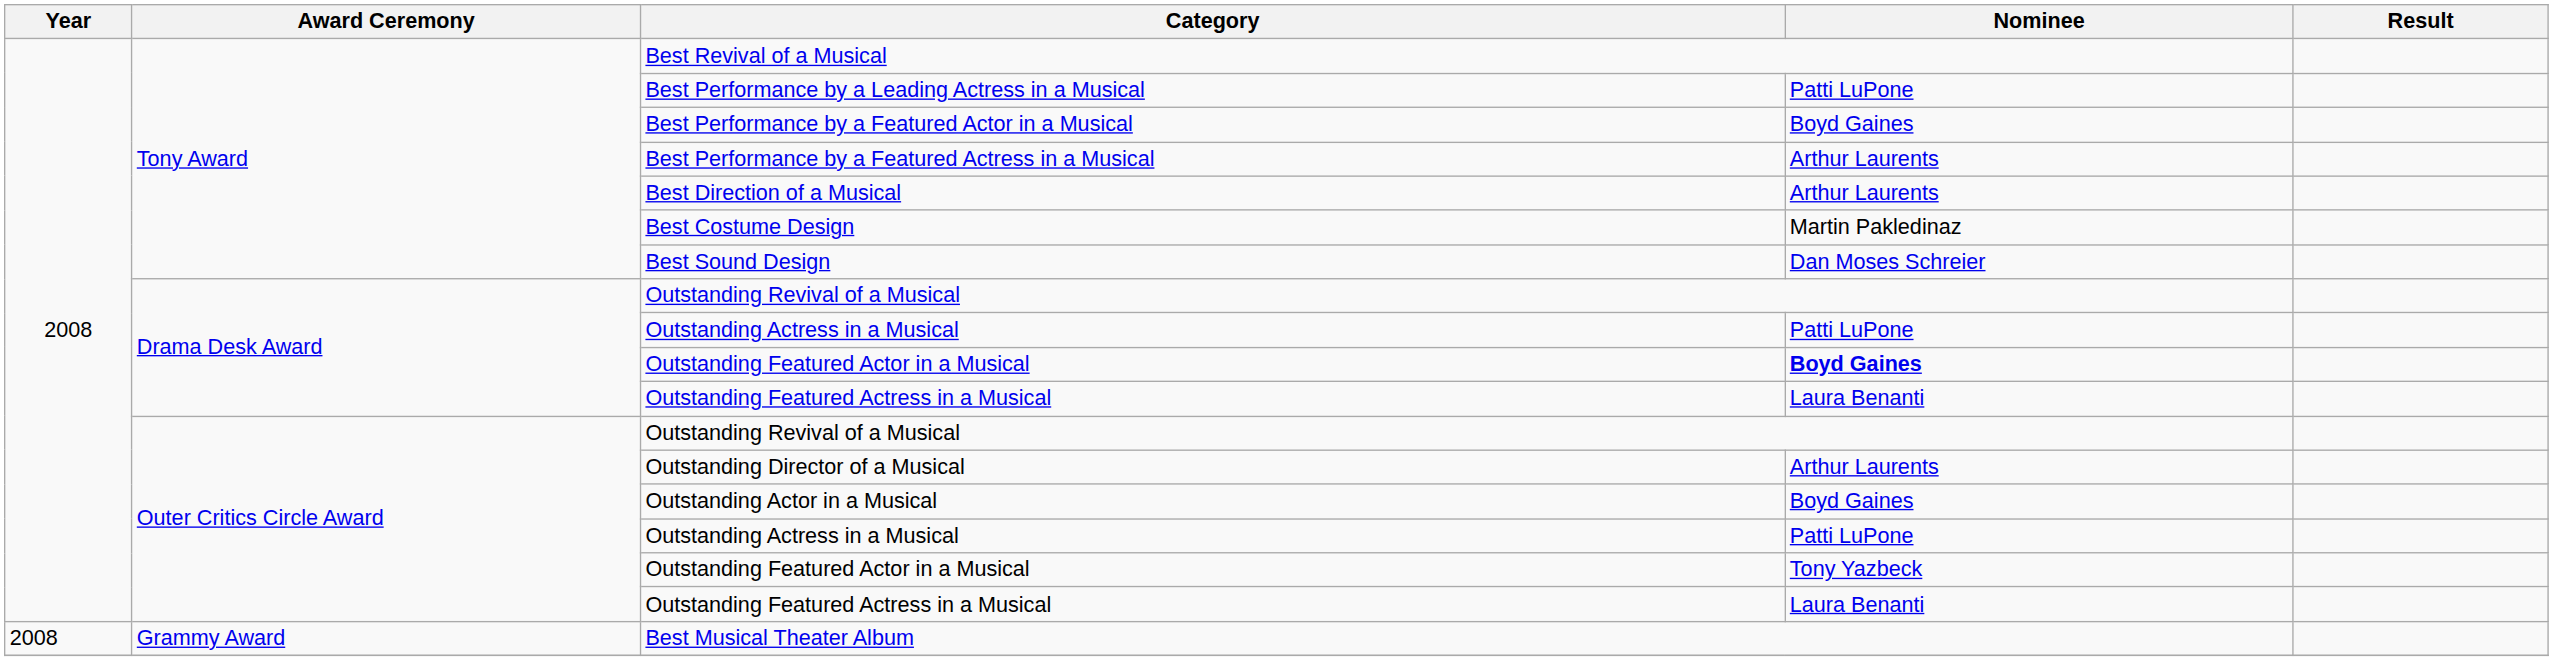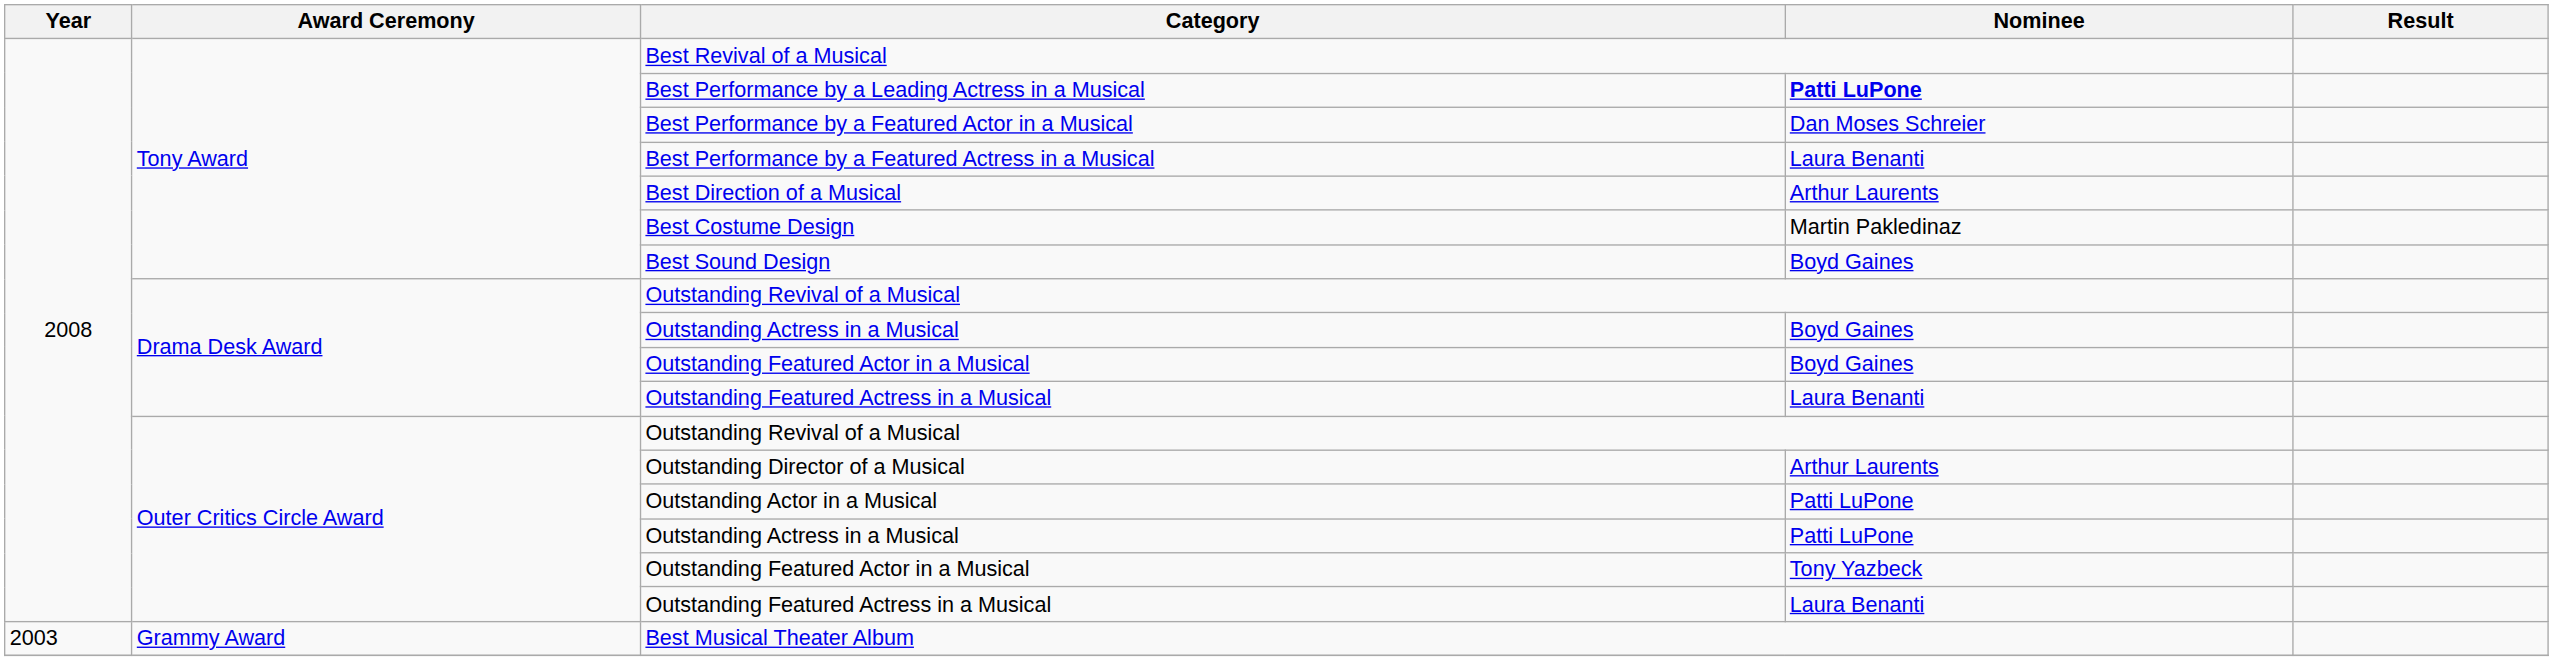(1852, 90) normal -> (1856, 90) bold
(1852, 124) Boyd Gaines -> (1888, 124) Dan Moses Schreier
(1864, 158) Arthur Laurents -> (1857, 158) Laura Benanti
(1888, 261) Dan Moses Schreier -> (1852, 261) Boyd Gaines
(1852, 329) Patti LuPone -> (1852, 329) Boyd Gaines
(1856, 364) bold -> (1852, 364) normal
(1852, 501) Boyd Gaines -> (1852, 501) Patti LuPone
(34, 638) 2008 -> (34, 638) 2003
